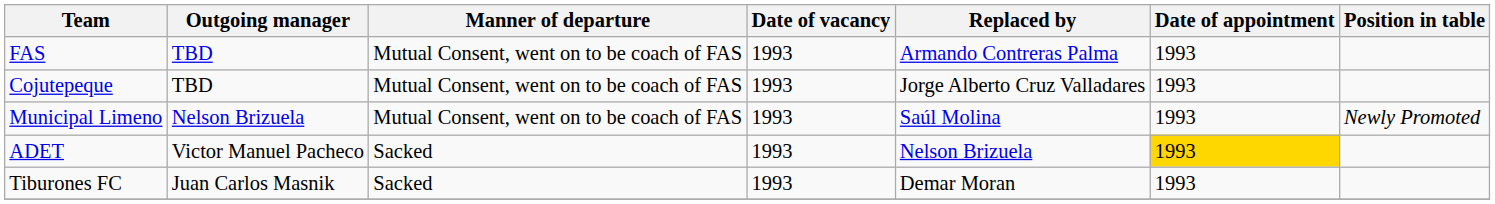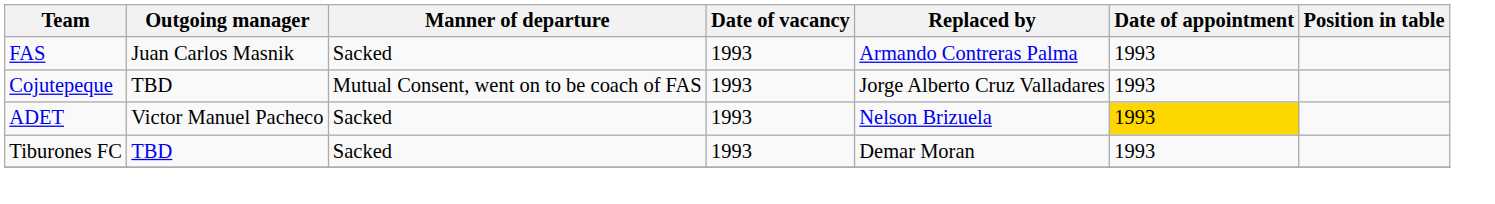(192, 53) TBD -> (213, 53) Juan Carlos Masnik
(558, 53) Mutual Consent, went on to be coach of FAS -> (362, 53) Sacked
- row: (86, 118)
(253, 183) Juan Carlos Masnik -> (152, 150) TBD
